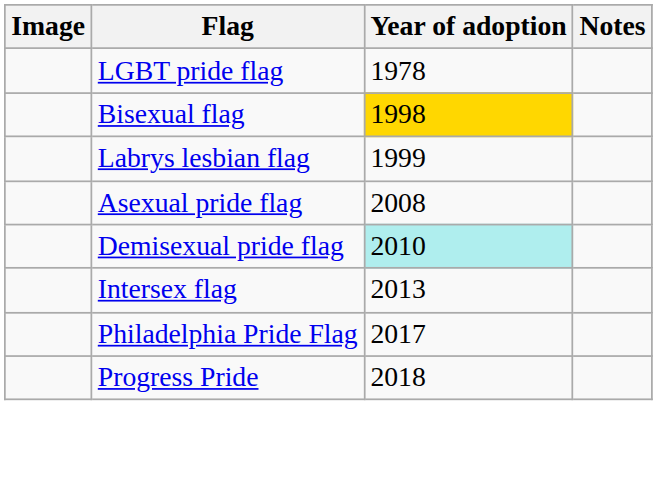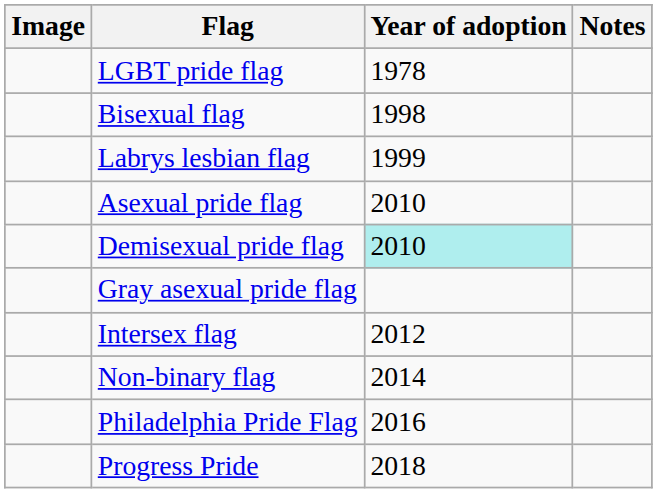(398, 114) gold background -> (398, 114) no background
(398, 202) 2008 -> (398, 202) 2010
+ row: (227, 289)
(398, 289) 2013 -> (398, 333) 2012
+ row: (187, 377)
(398, 333) 2017 -> (398, 421) 2016
